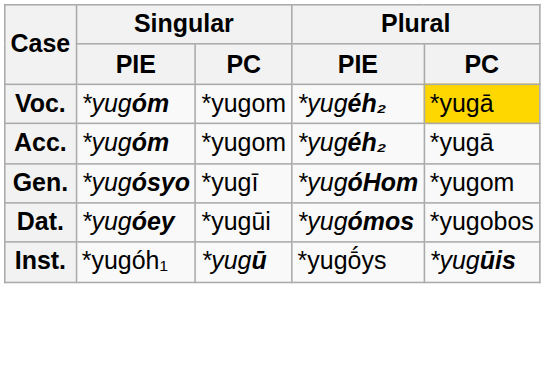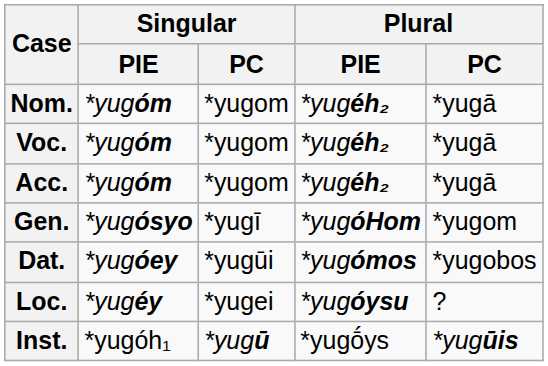+ row: (42, 103)
(462, 103) gold background -> (464, 143) no background
+ row: (42, 301)
